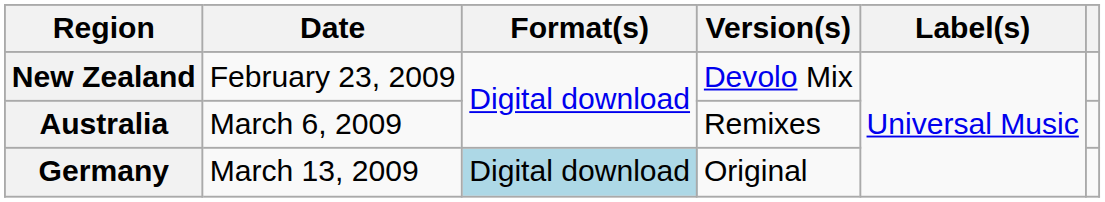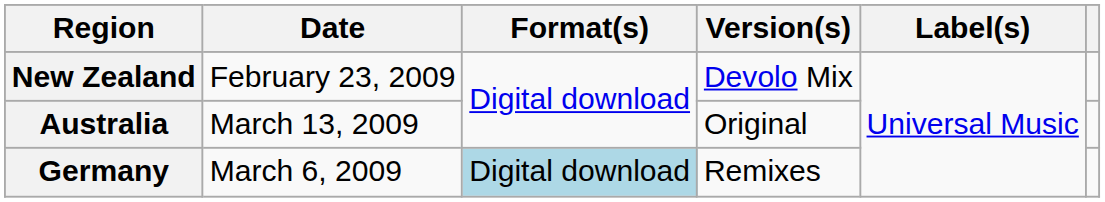(306, 123) March 6, 2009 -> (314, 123) March 13, 2009
(762, 123) Remixes -> (756, 123) Original
(314, 171) March 13, 2009 -> (306, 171) March 6, 2009
(756, 171) Original -> (762, 171) Remixes
